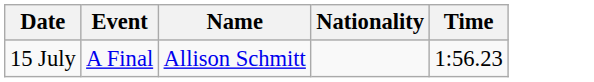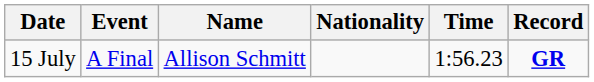+ column: (548, 22)
